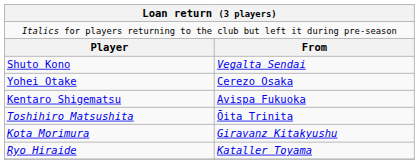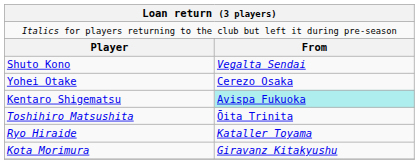(261, 99) no background -> (261, 99) paleturquoise background
rows swapped: (42, 150) <-> (48, 133)
